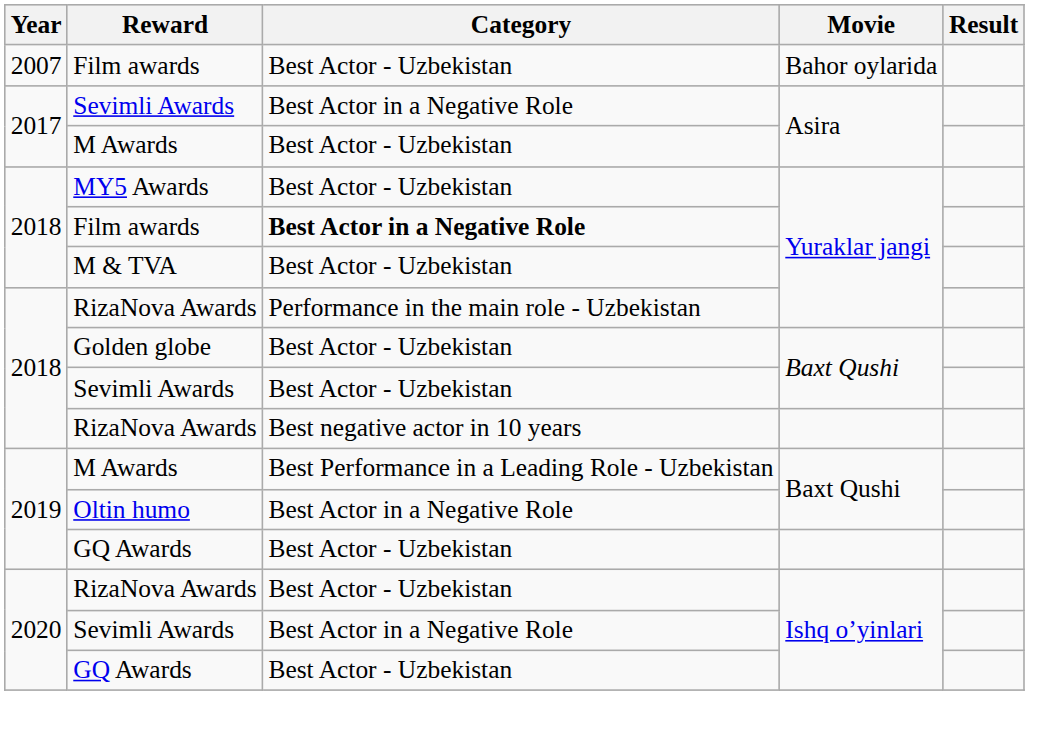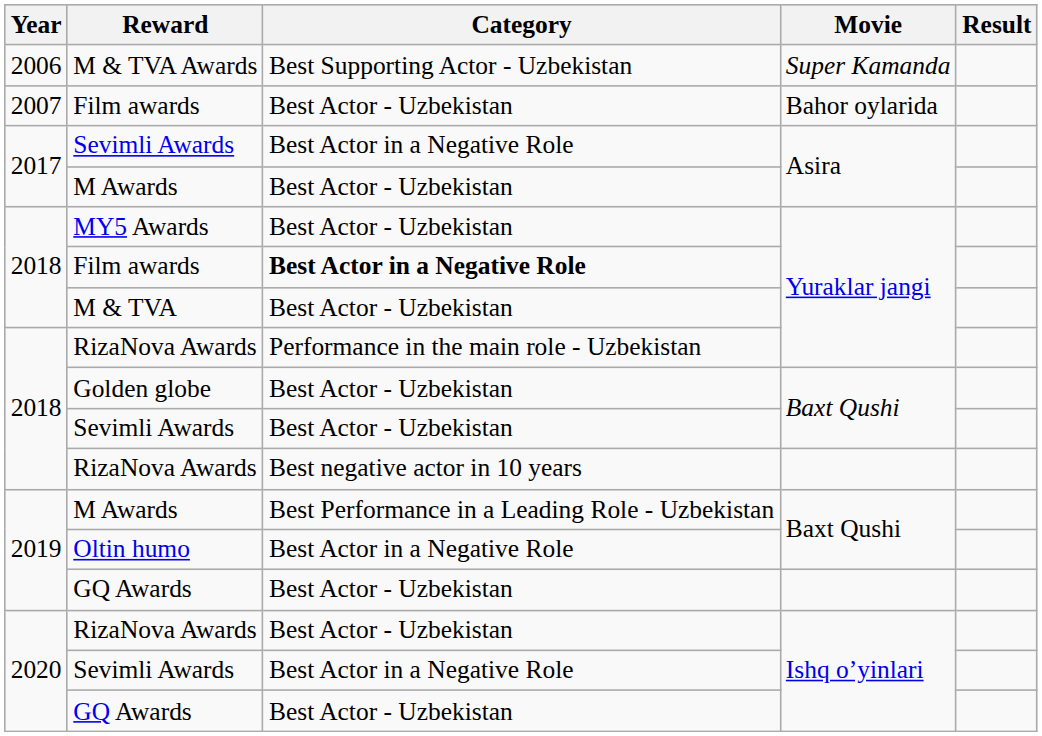+ row: (165, 65)
